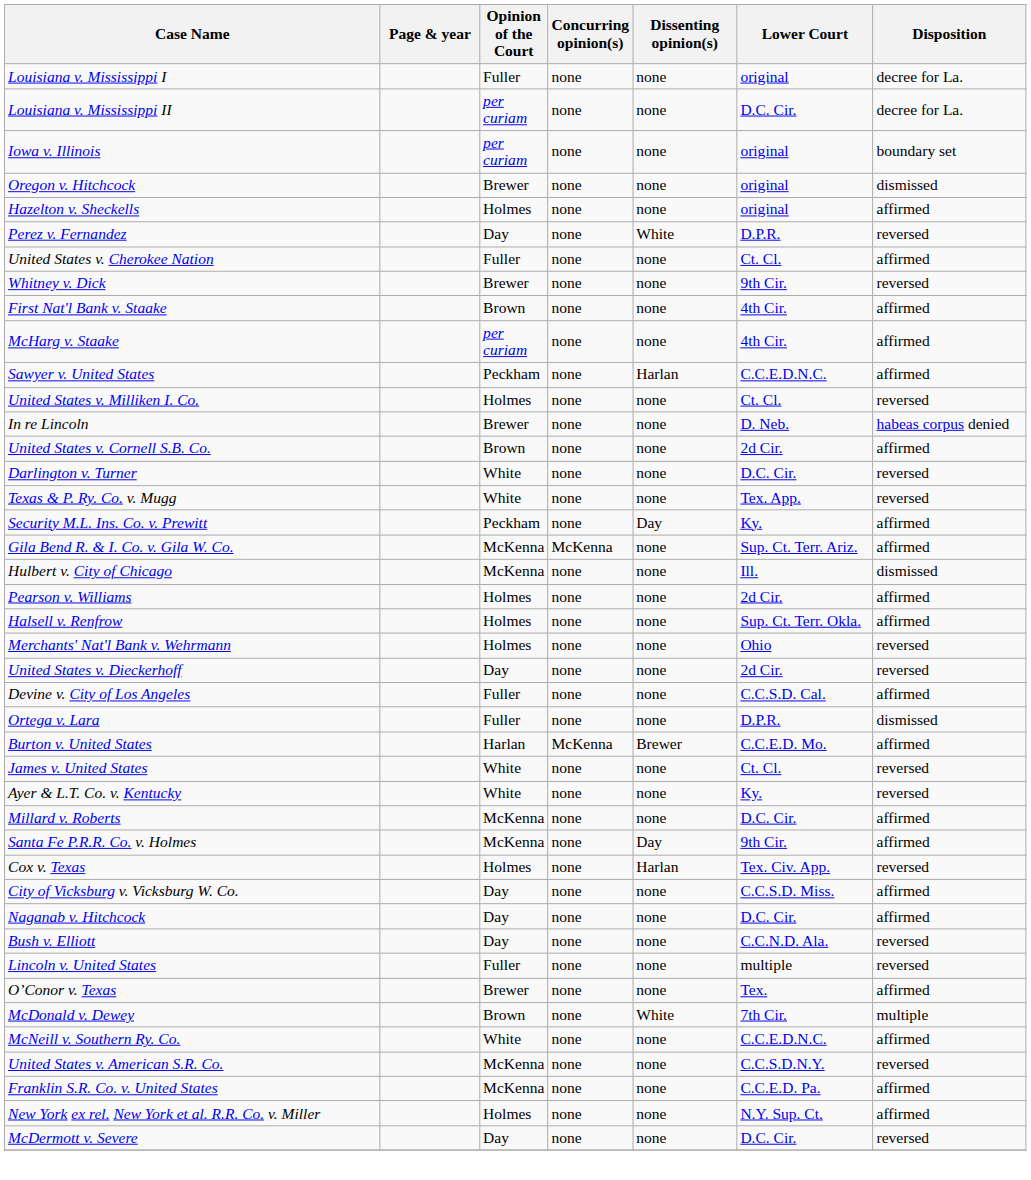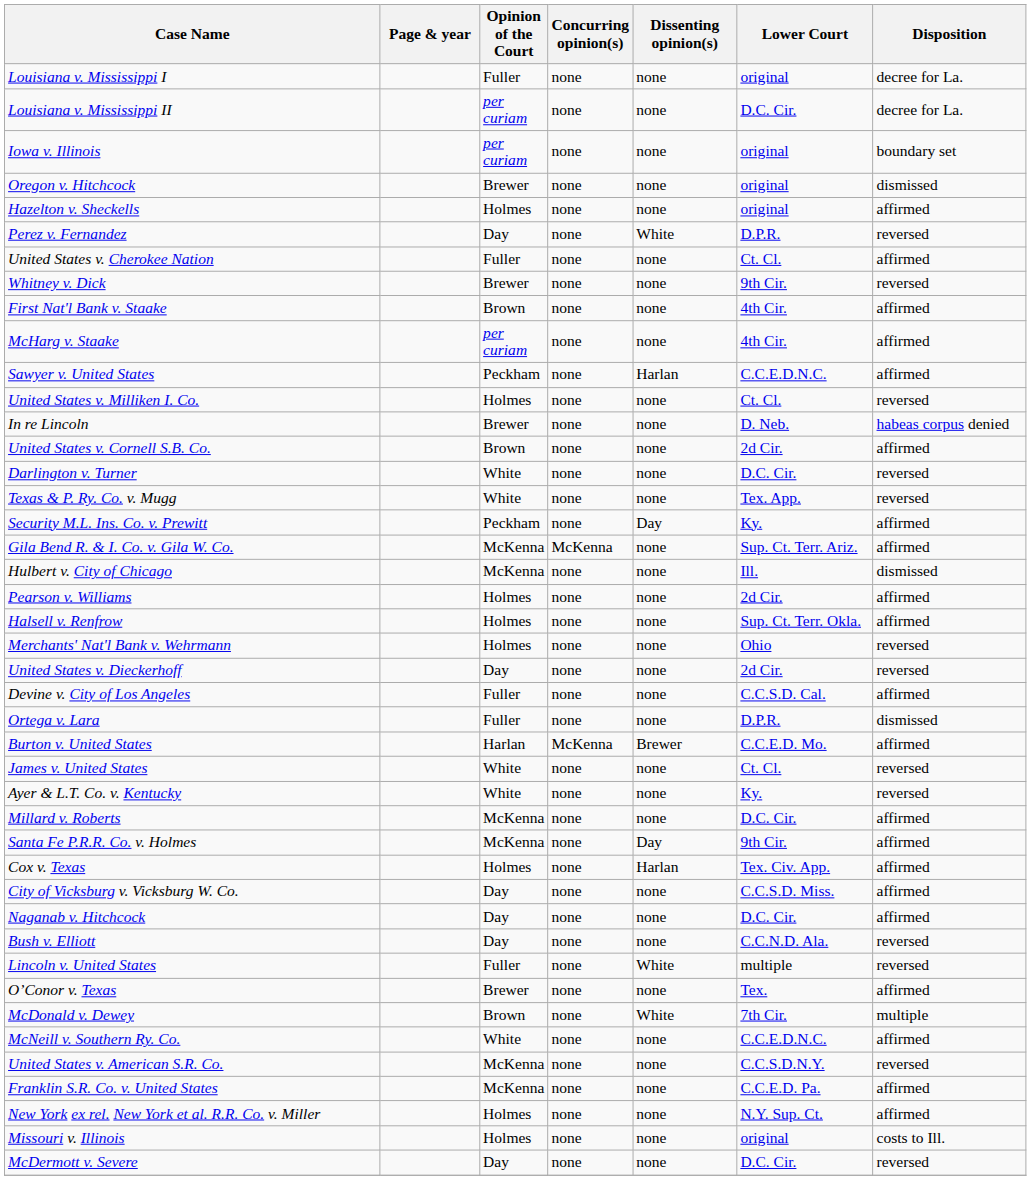(903, 867) reversed -> (903, 867) affirmed
(651, 965) none -> (655, 965) White
+ row: (66, 1137)
